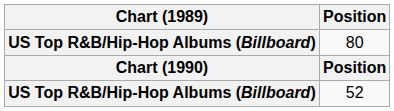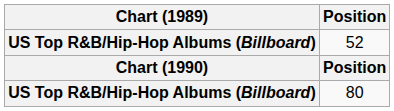rows swapped: (355, 42) <-> (355, 93)
